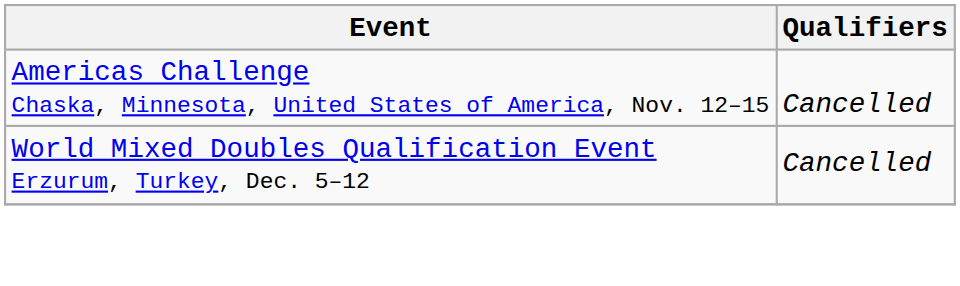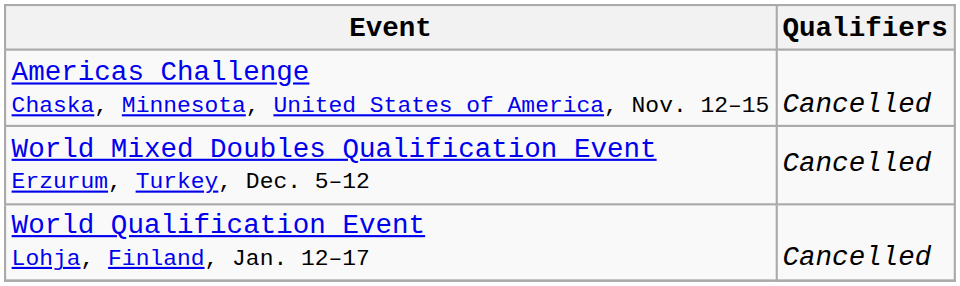+ row: (218, 241)
